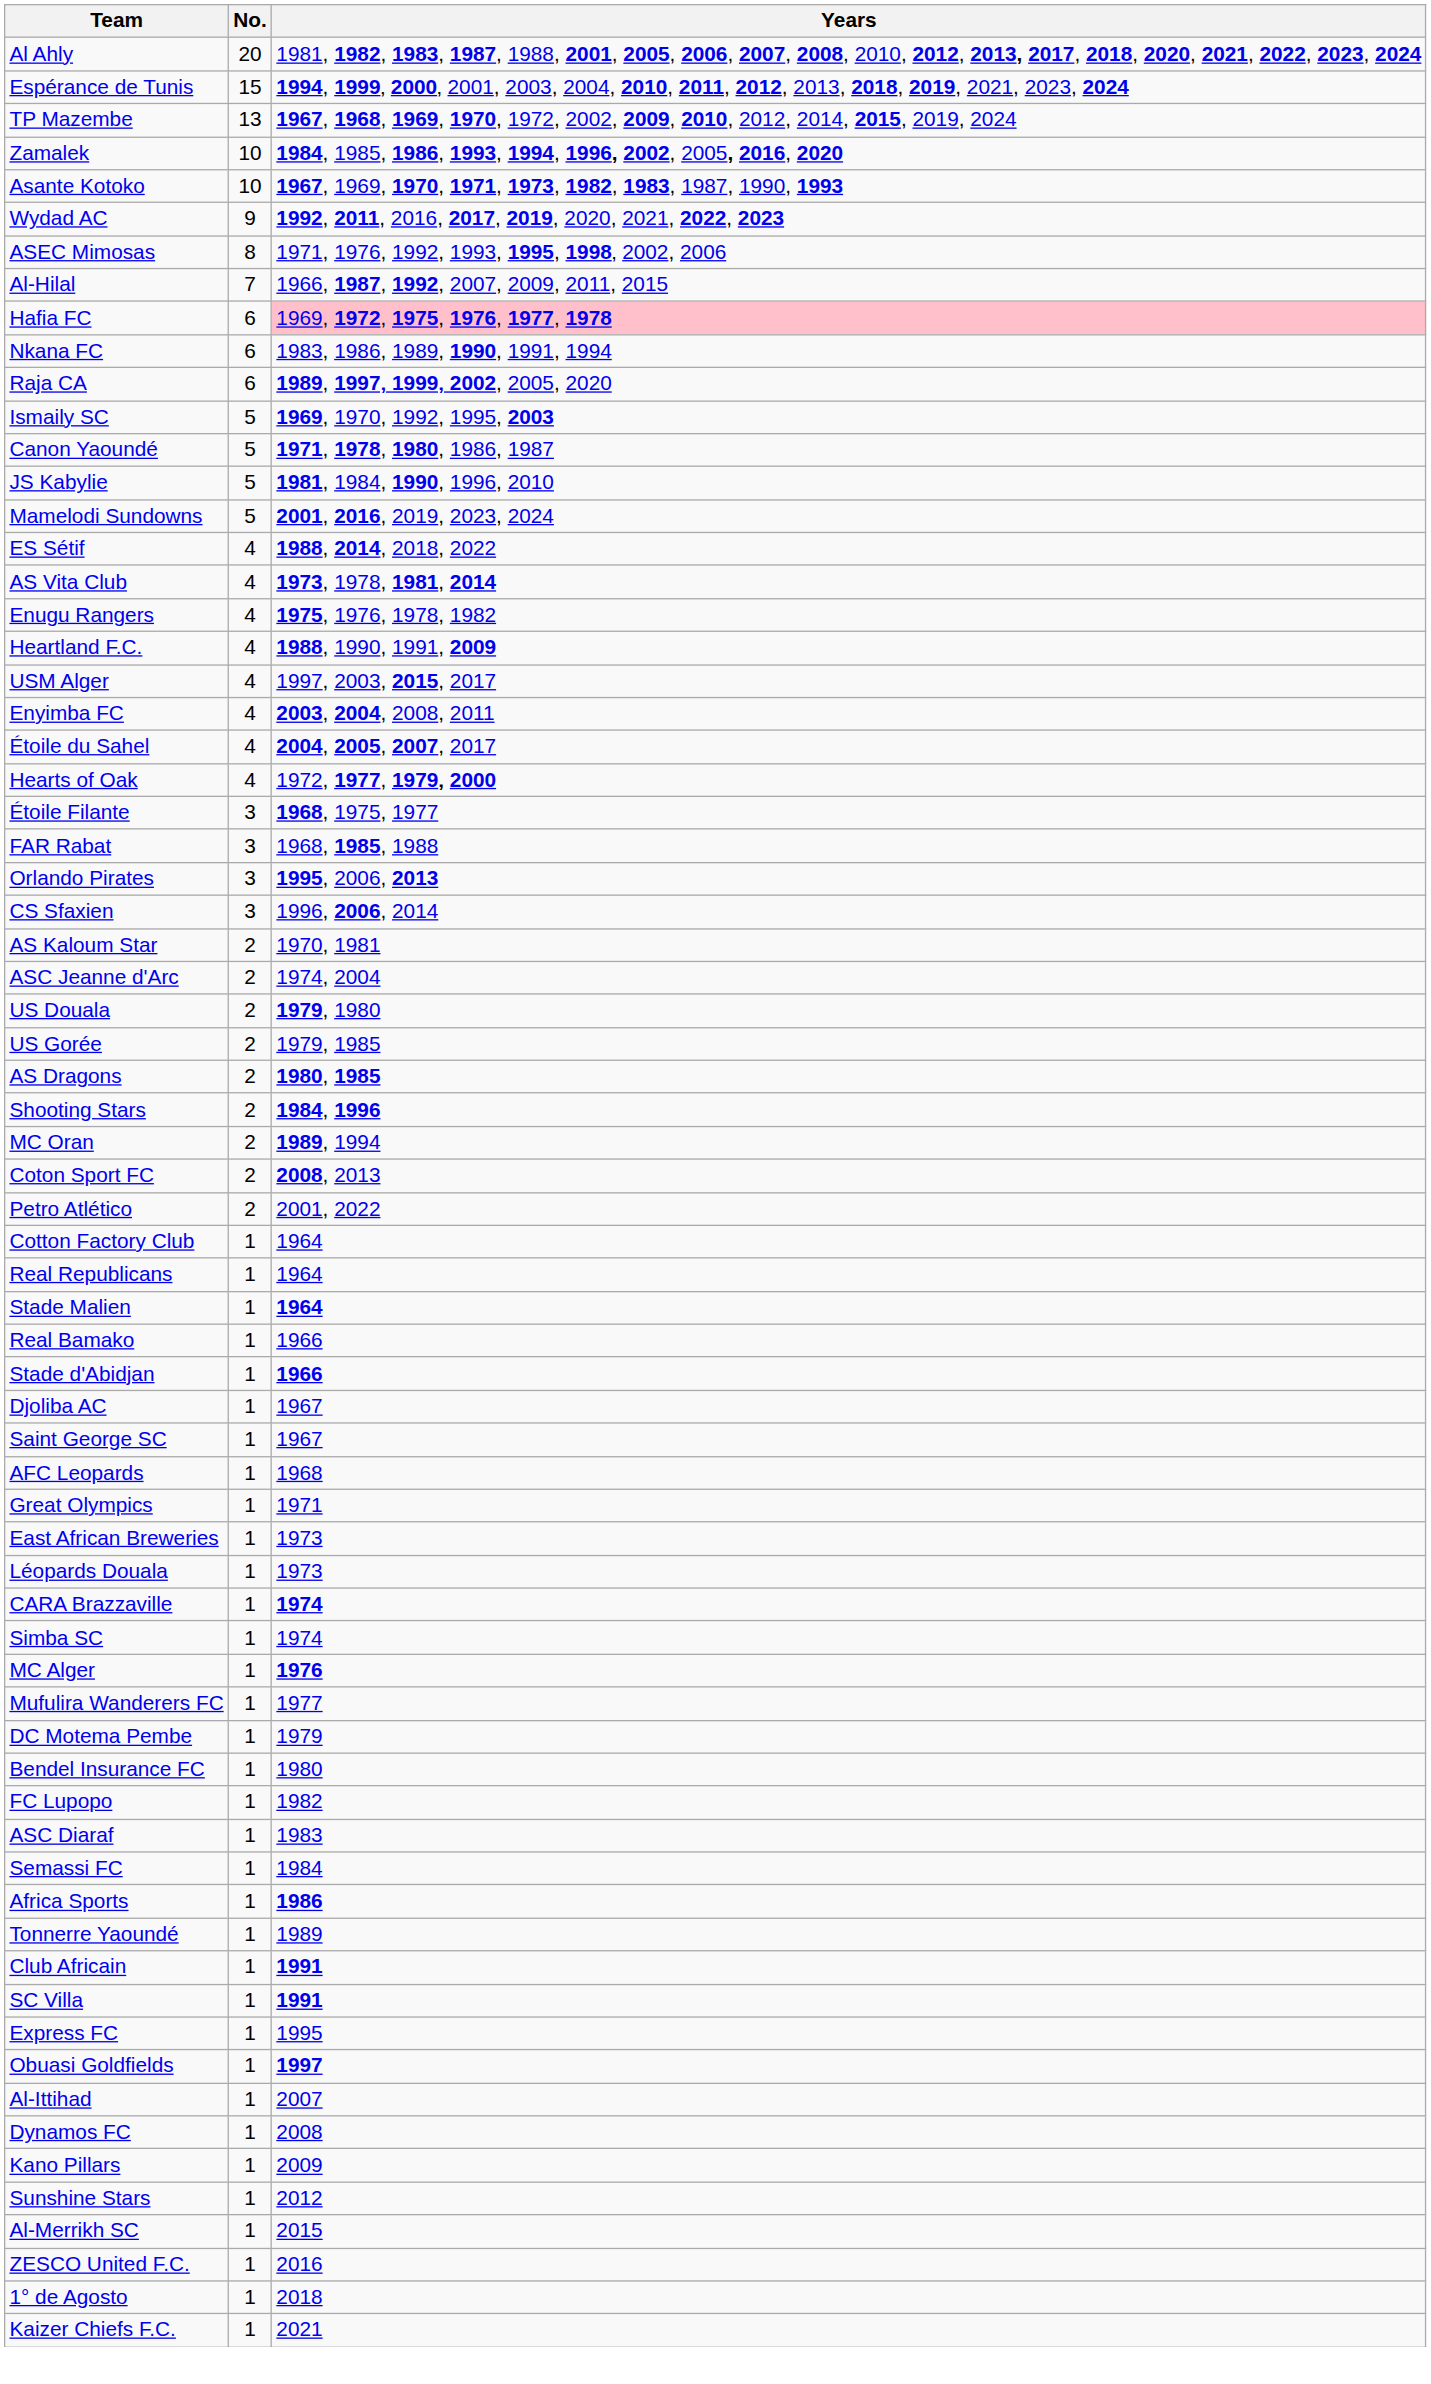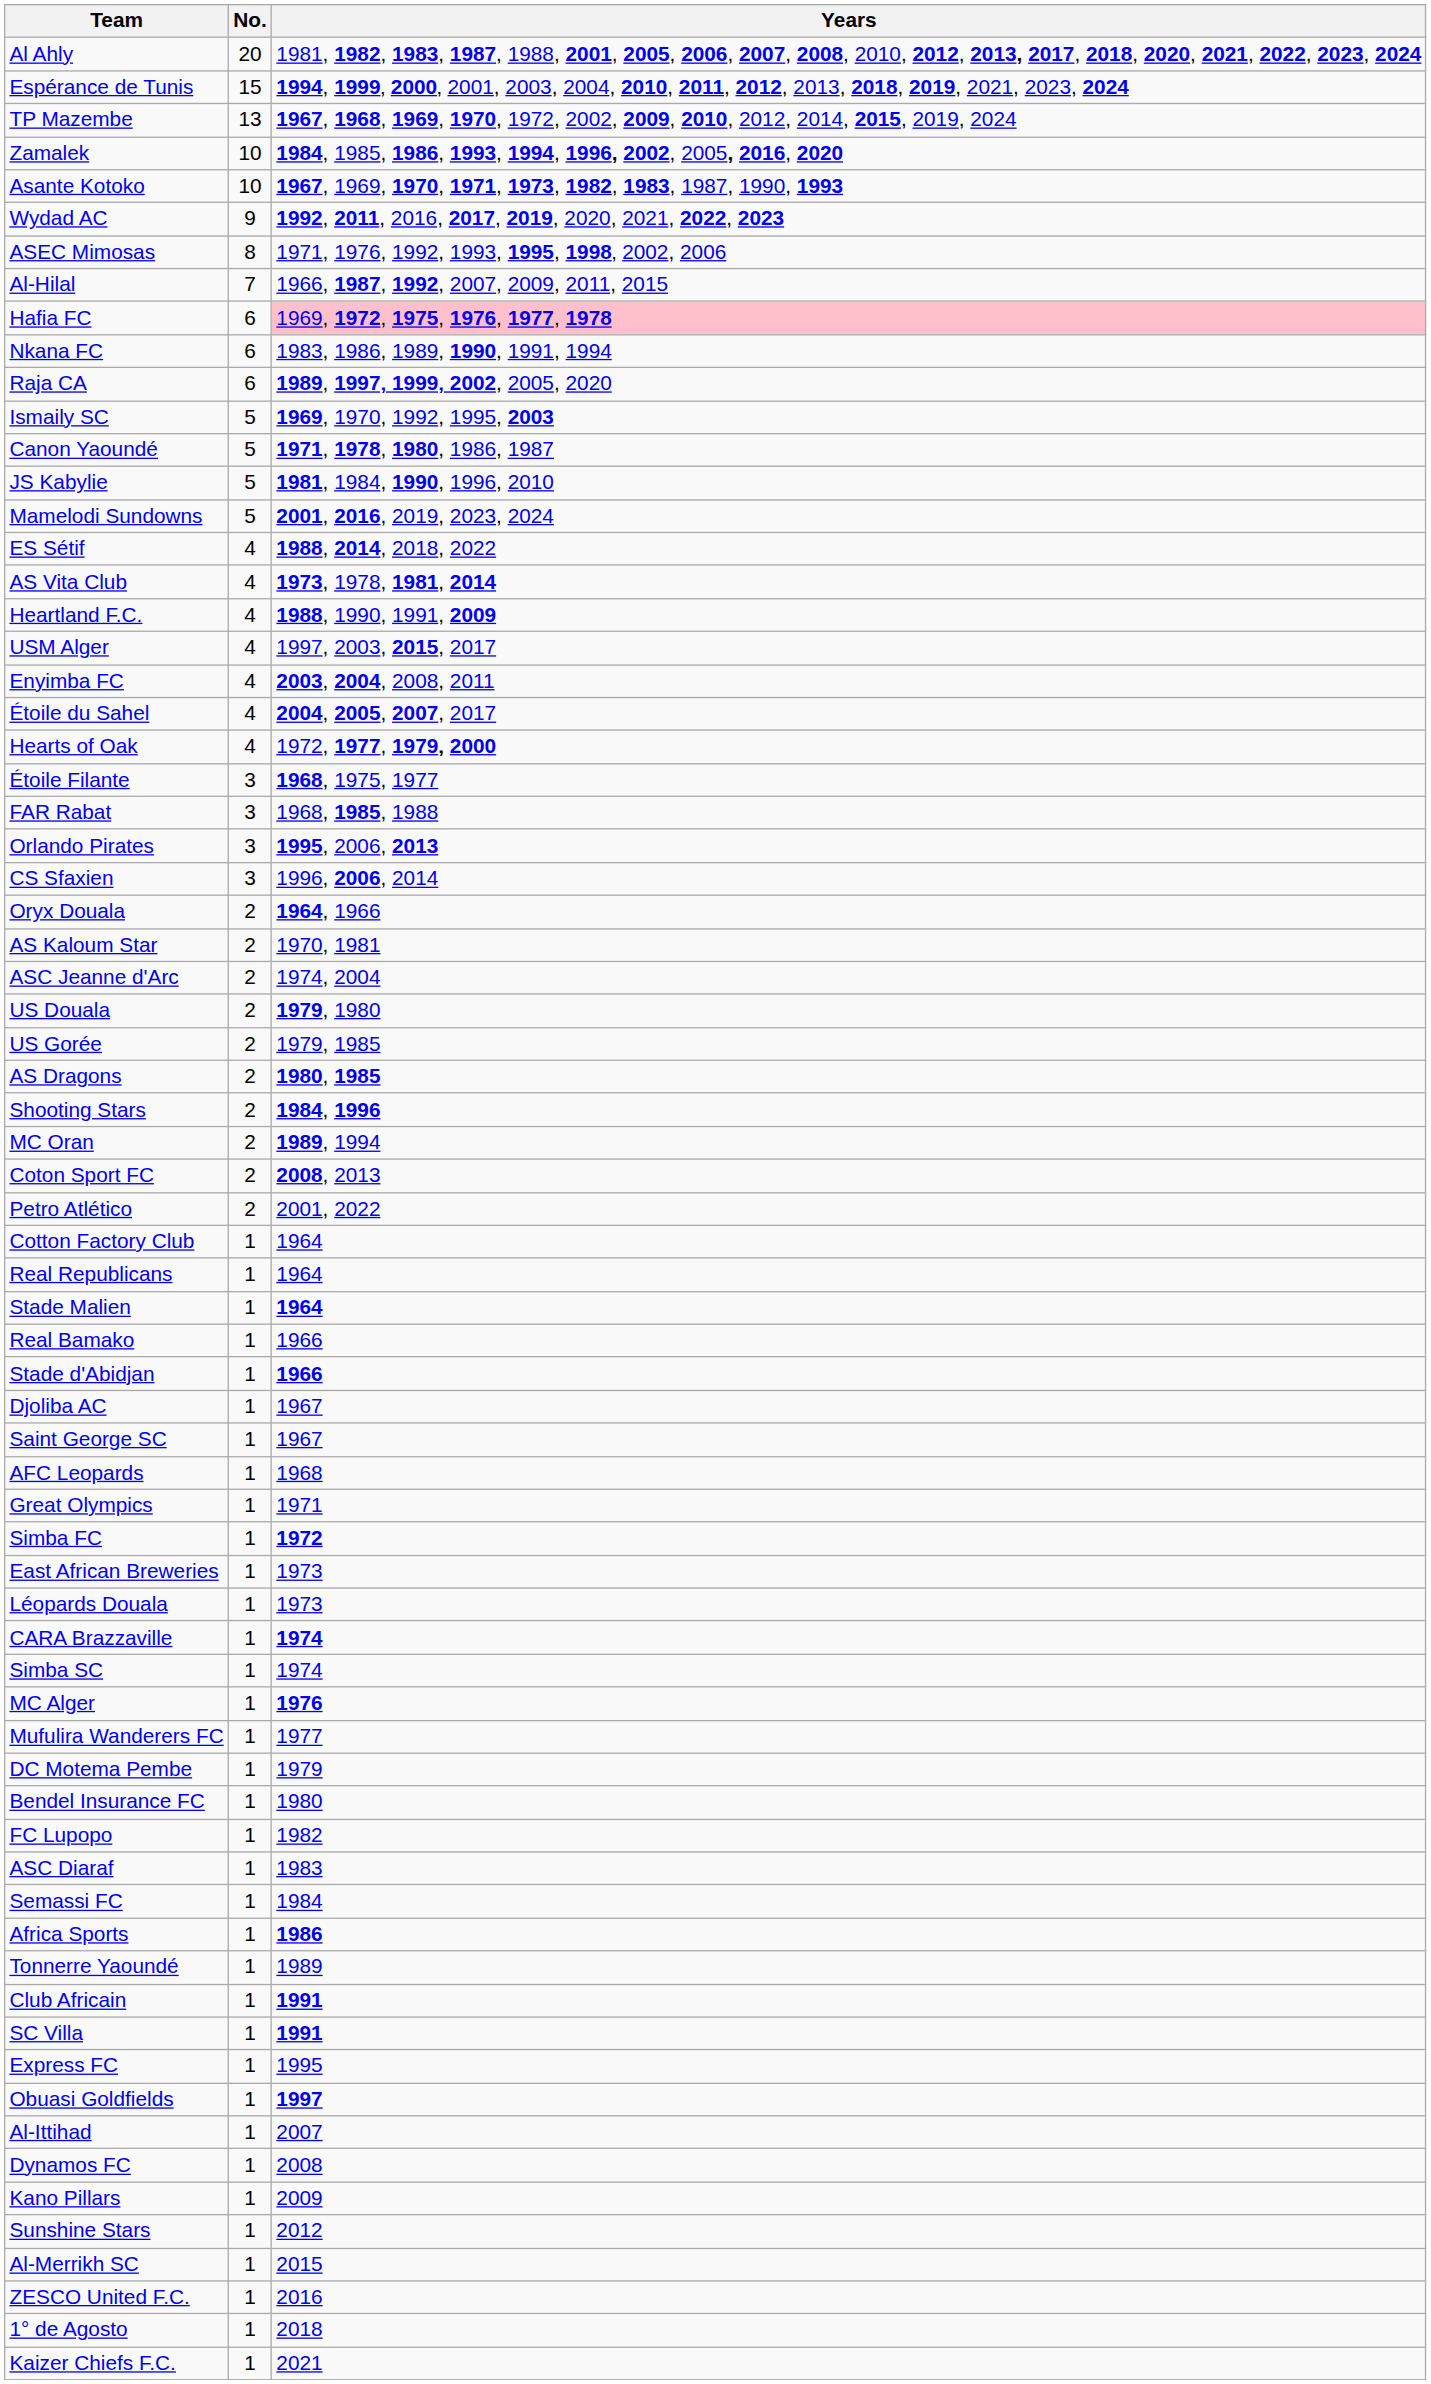- row: (82, 614)
+ row: (67, 911)
+ row: (56, 1538)
